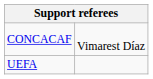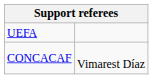rows swapped: (39, 39) <-> (22, 64)
